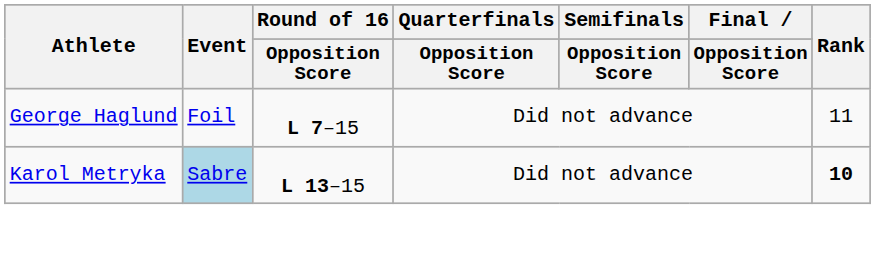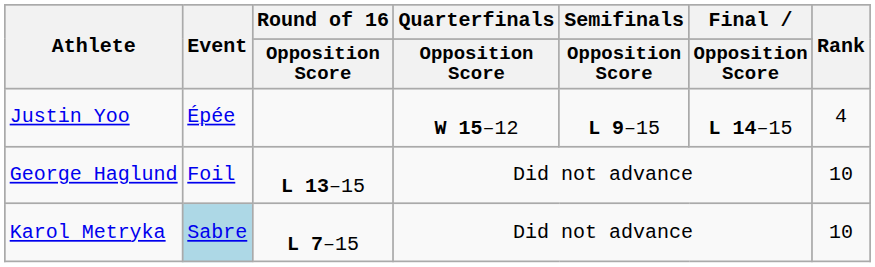+ row: (70, 117)
(323, 129) L 7–15 -> (323, 187) L 13–15
(841, 117) 11 -> (841, 175) 10
(323, 187) L 13–15 -> (323, 244) L 7–15
(841, 175) bold -> (841, 232) normal
